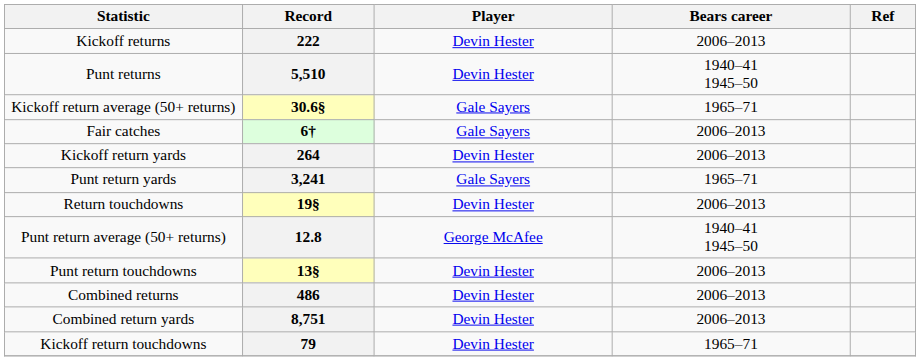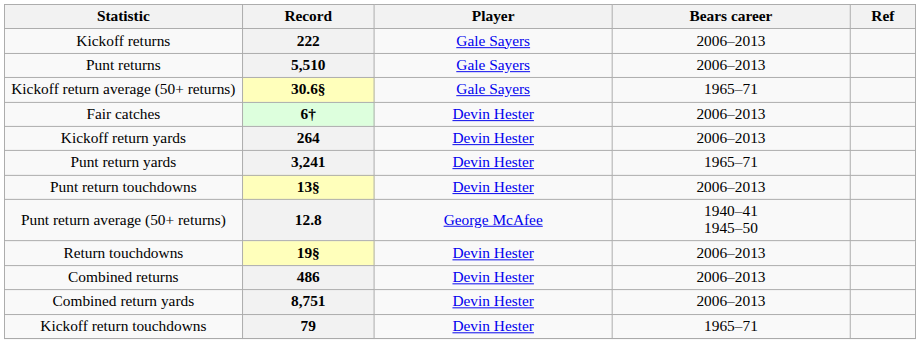(493, 41) Devin Hester -> (493, 41) Gale Sayers
(493, 74) Devin Hester -> (493, 65) Gale Sayers
(731, 74) 1940–41 1945–50 -> (731, 65) 2006–2013
(493, 131) Gale Sayers -> (493, 114) Devin Hester
(493, 180) Gale Sayers -> (493, 162) Devin Hester
rows swapped: (308, 270) <-> (308, 204)
